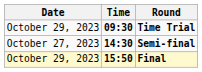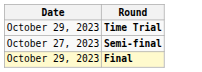- column: (118, 12)
